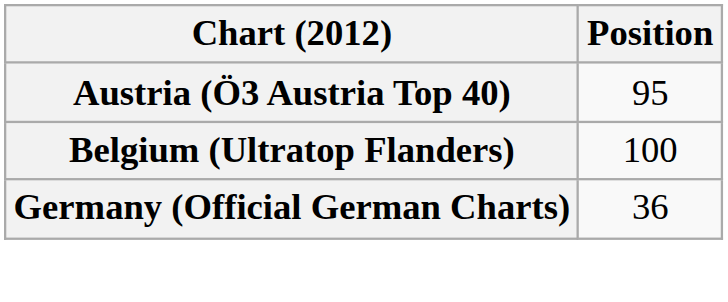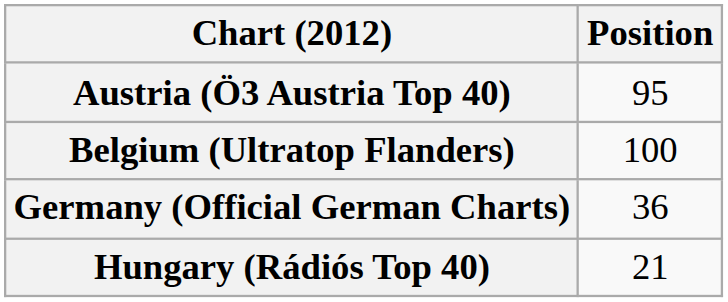+ row: (292, 265)
